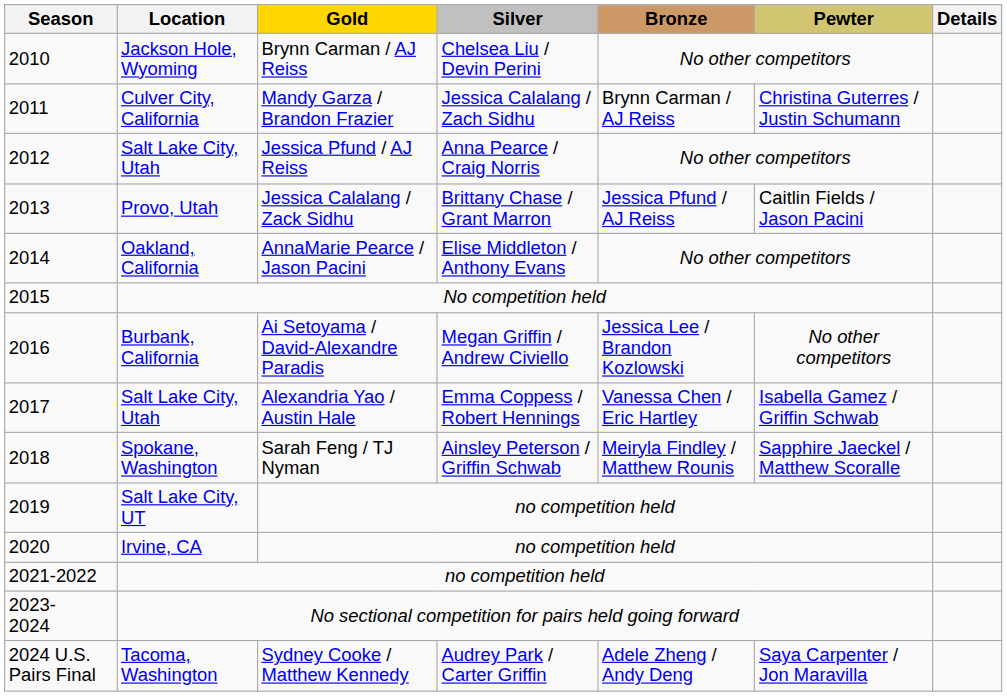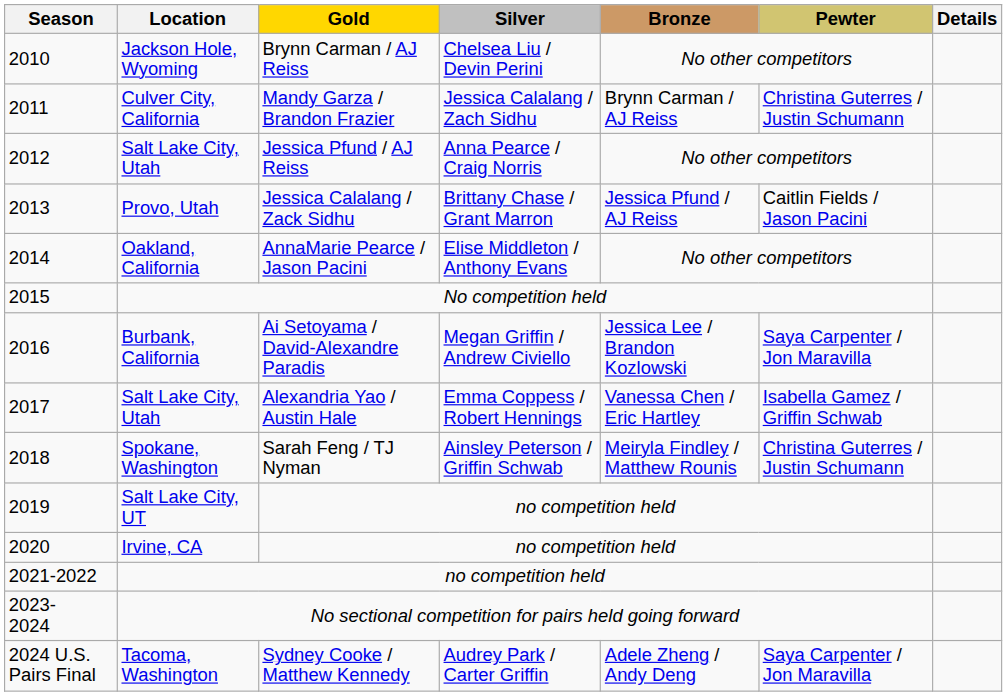(844, 347) No other competitors -> (832, 347) Saya Carpenter / Jon Maravilla
(835, 457) Sapphire Jaeckel / Matthew Scoralle -> (842, 457) Christina Guterres / Justin Schumann
